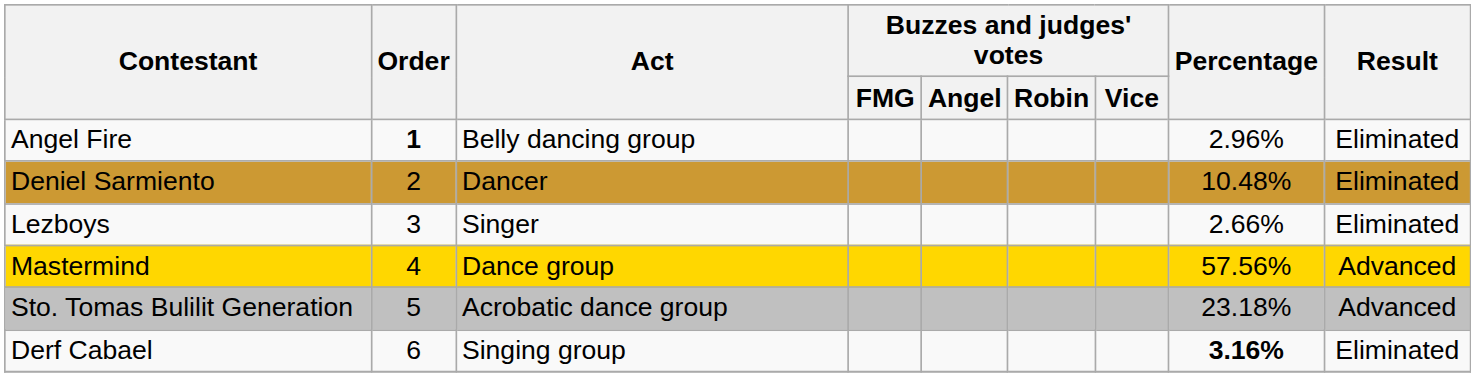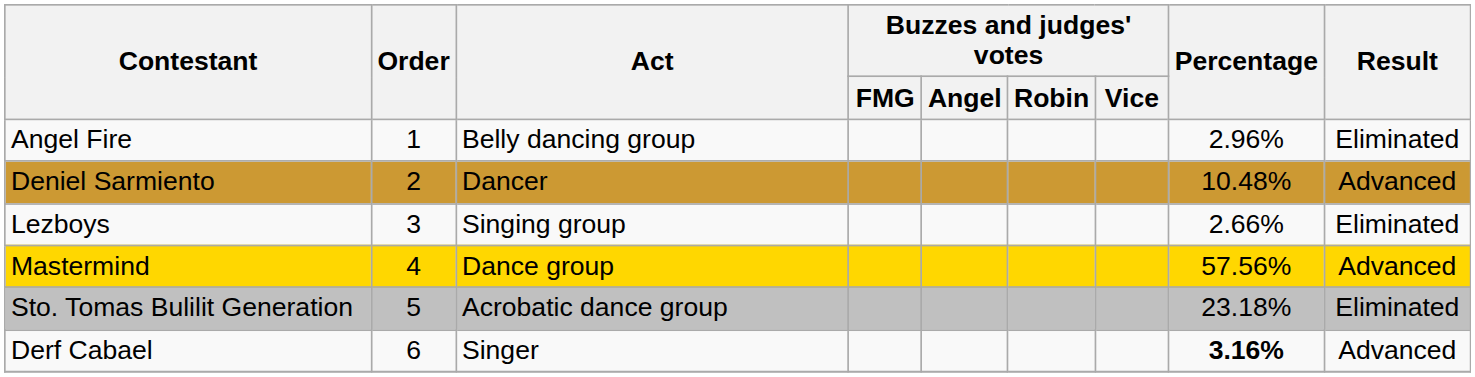(414, 139) bold -> (414, 139) normal
(1397, 181) Eliminated -> (1397, 181) Advanced
(500, 223) Singer -> (544, 223) Singing group
(1397, 308) Advanced -> (1397, 308) Eliminated
(544, 350) Singing group -> (500, 350) Singer
(1397, 350) Eliminated -> (1397, 350) Advanced
